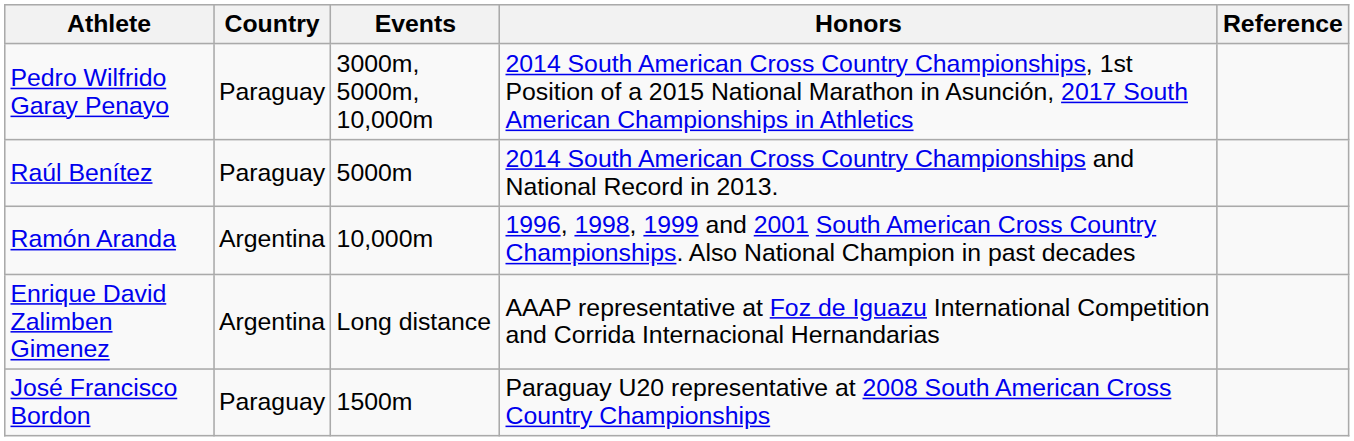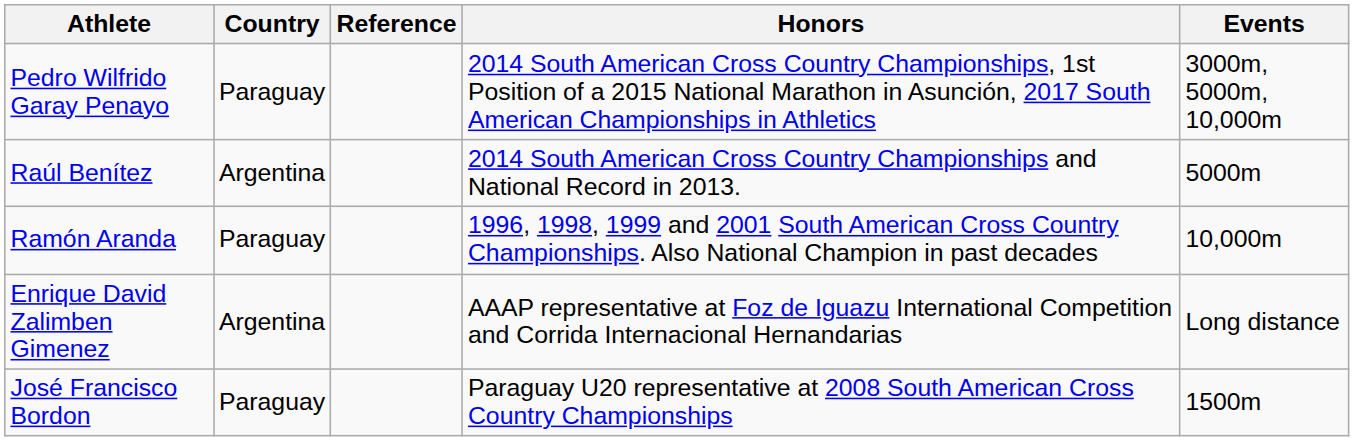columns swapped: (415, 24) <-> (1283, 24)
(272, 172) Paraguay -> (272, 172) Argentina
(272, 239) Argentina -> (272, 239) Paraguay
